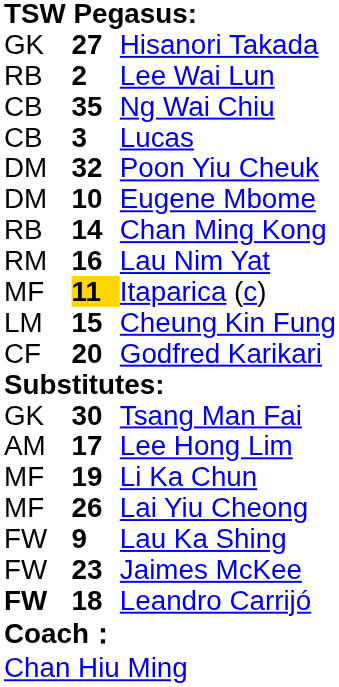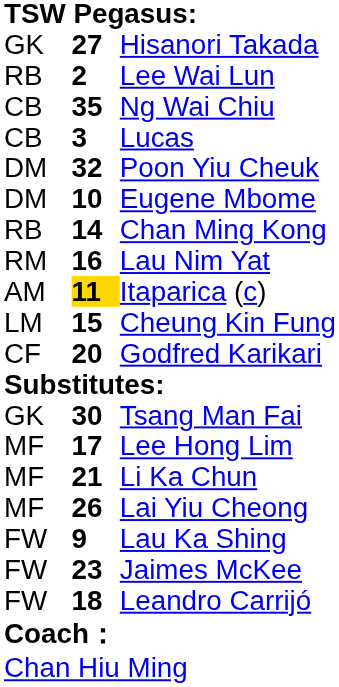(24, 291) MF -> (25, 291) AM
(25, 446) AM -> (24, 446) MF
(87, 477) 19 -> (87, 477) 21
(26, 600) bold -> (26, 600) normal
